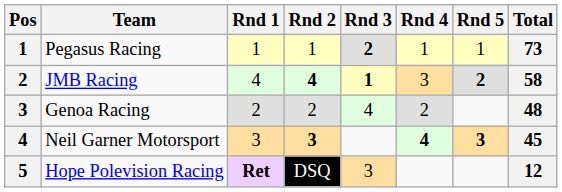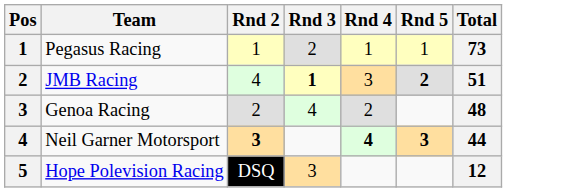- column: (256, 19)
(368, 49) bold -> (312, 49) normal
(312, 79) bold -> (256, 79) normal
(533, 79) 58 -> (477, 79) 51
(533, 140) 45 -> (477, 140) 44
